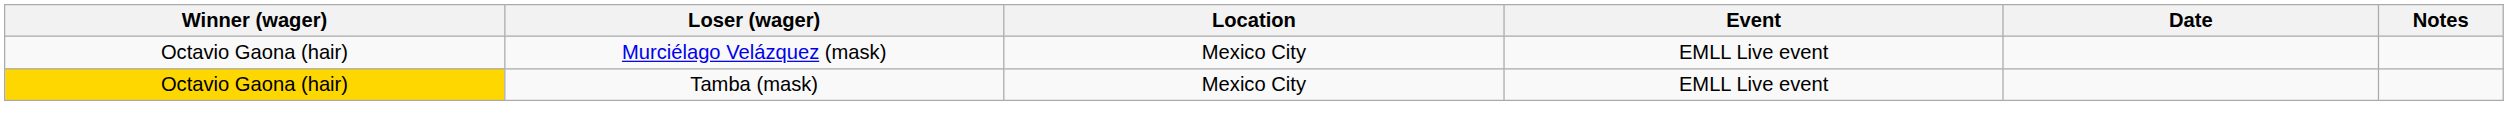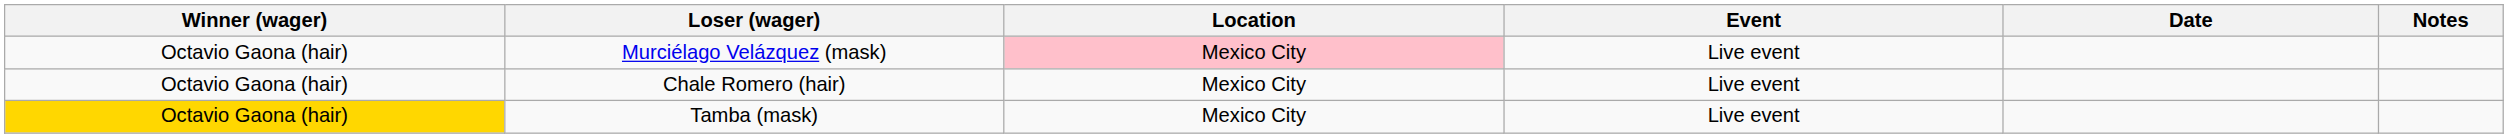(1254, 52) no background -> (1254, 52) pink background
(1754, 52) EMLL Live event -> (1754, 52) Live event
+ row: (754, 84)
(1754, 84) EMLL Live event -> (1754, 116) Live event
